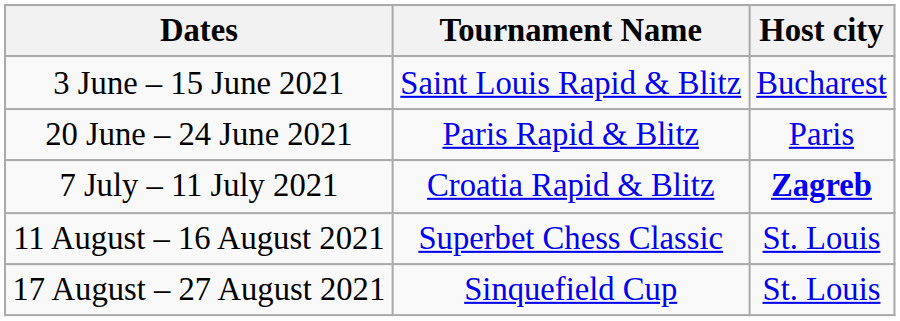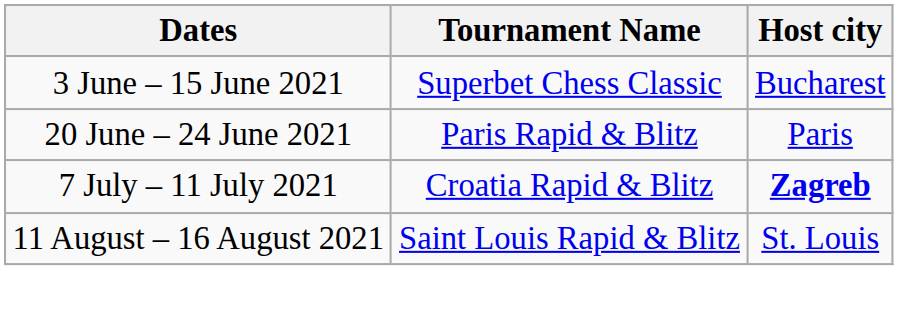(571, 82) Saint Louis Rapid & Blitz -> (570, 82) Superbet Chess Classic
(571, 237) Superbet Chess Classic -> (570, 237) Saint Louis Rapid & Blitz
- row: (199, 289)
